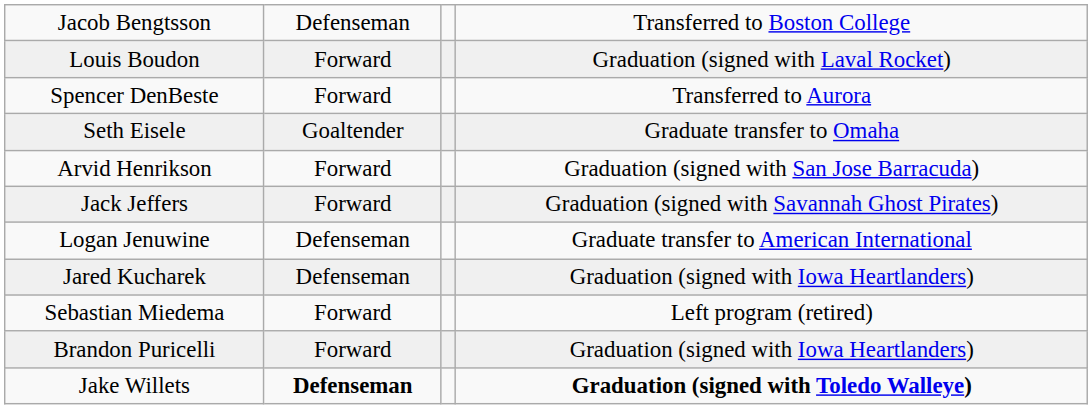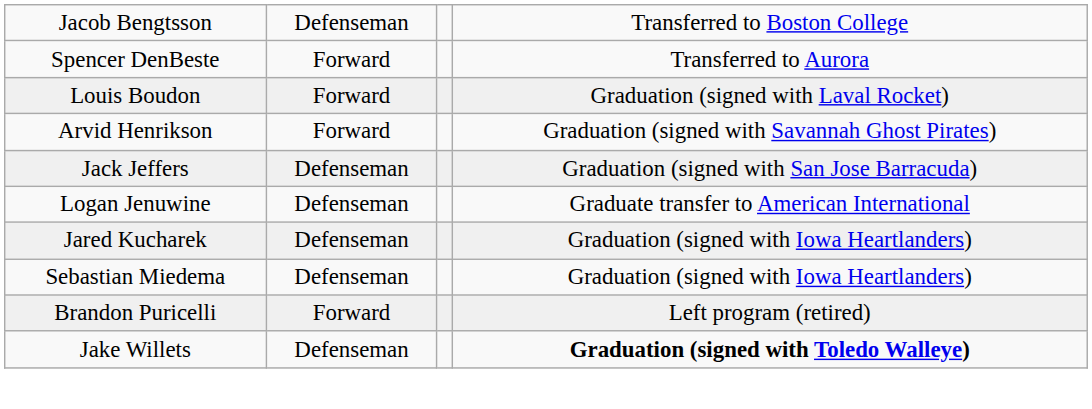rows swapped: (134, 58) <-> (134, 95)
- row: (134, 131)
(772, 167) Graduation (signed with San Jose Barracuda) -> (770, 131) Graduation (signed with Savannah Ghost Pirates)
(353, 204) Forward -> (352, 167) Defenseman
(772, 204) Graduation (signed with Savannah Ghost Pirates) -> (770, 167) Graduation (signed with San Jose Barracuda)
(353, 312) Forward -> (352, 276) Defenseman
(772, 312) Left program (retired) -> (770, 276) Graduation (signed with Iowa Heartlanders)
(772, 349) Graduation (signed with Iowa Heartlanders) -> (770, 312) Left program (retired)
(353, 385) bold -> (352, 349) normal
